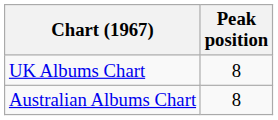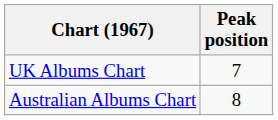(236, 70) 8 -> (236, 70) 7
